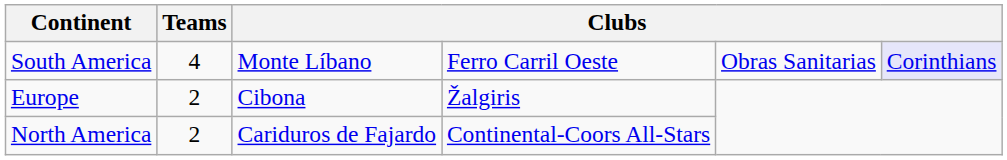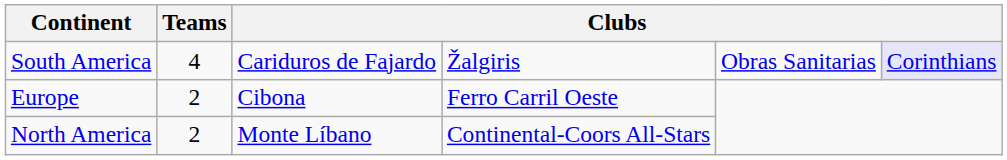(304, 60) Monte Líbano -> (337, 60) Cariduros de Fajardo
(532, 60) Ferro Carril Oeste -> (484, 60) Žalgiris
(484, 97) Žalgiris -> (532, 97) Ferro Carril Oeste
(337, 135) Cariduros de Fajardo -> (304, 135) Monte Líbano
